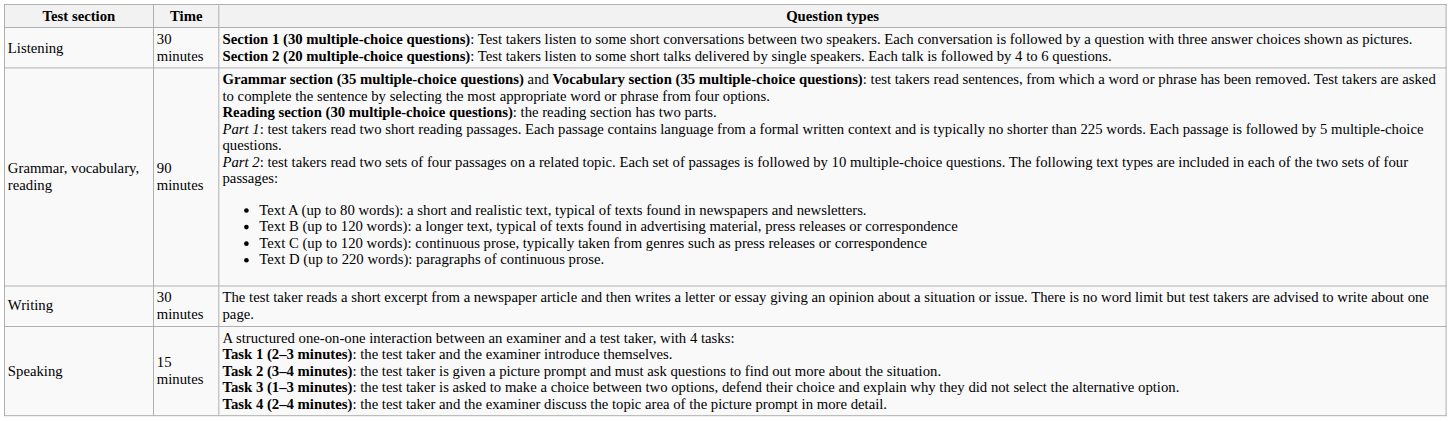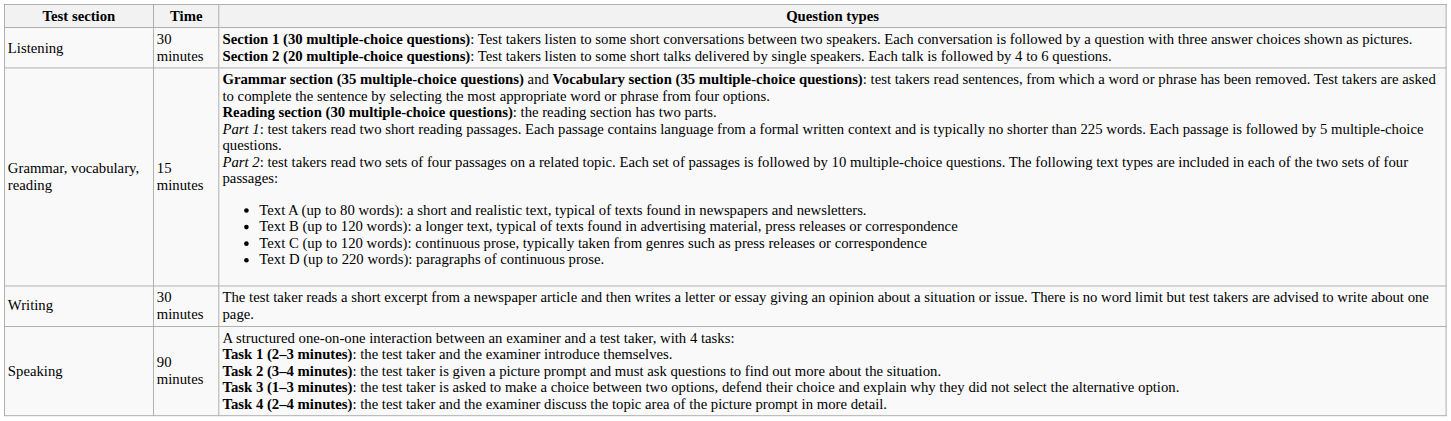(180, 176) 90 minutes -> (180, 176) 15 minutes
(180, 370) 15 minutes -> (180, 370) 90 minutes
